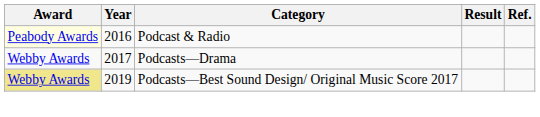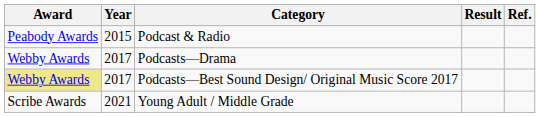(53, 36) lightyellow background -> (53, 36) no background
(118, 36) 2016 -> (118, 36) 2015
(118, 79) 2019 -> (118, 79) 2017
+ row: (216, 101)
